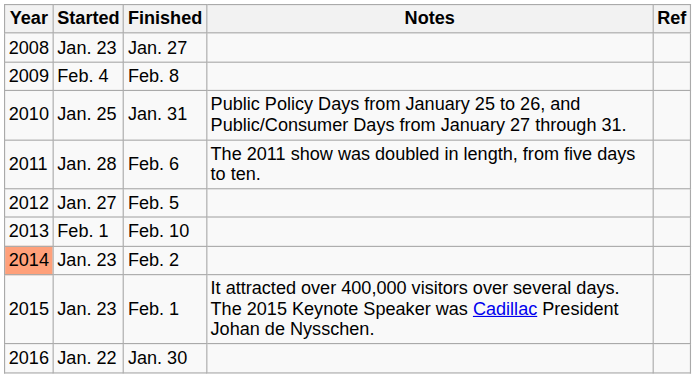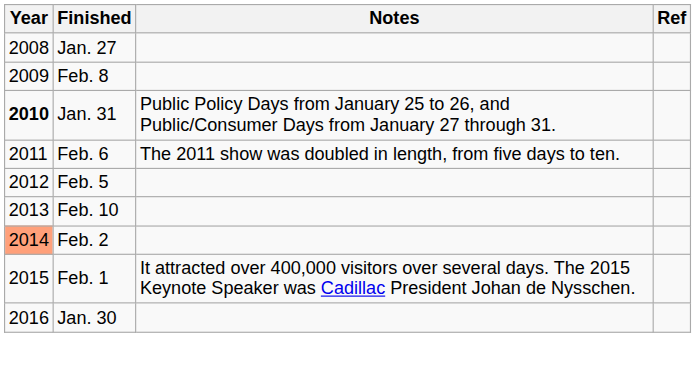- column: (88, 18)
(29, 115) normal -> (29, 115) bold
